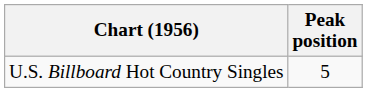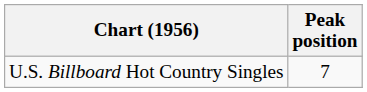(325, 71) 5 -> (325, 71) 7
